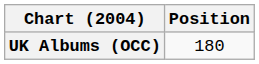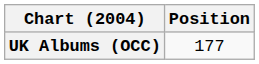(209, 46) 180 -> (209, 46) 177
